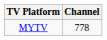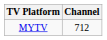(82, 27) 778 -> (82, 27) 712
